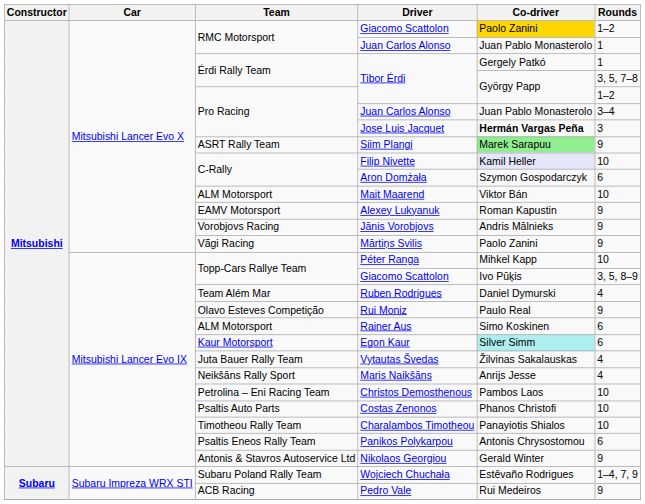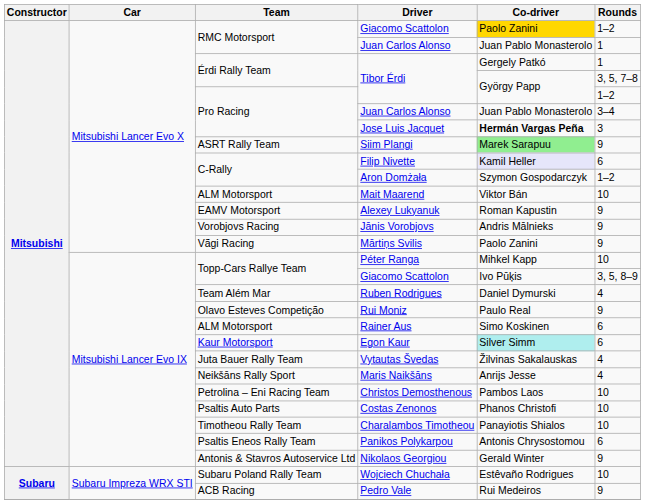(603, 161) 10 -> (600, 161) 6
(600, 177) 6 -> (606, 177) 1–2
(618, 474) 1–4, 7, 9 -> (603, 474) 10
